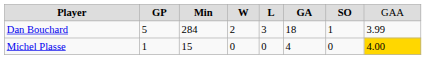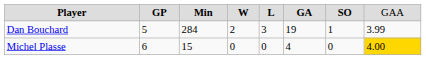(291, 29) 18 -> (291, 29) 19
(144, 46) 1 -> (144, 46) 6
